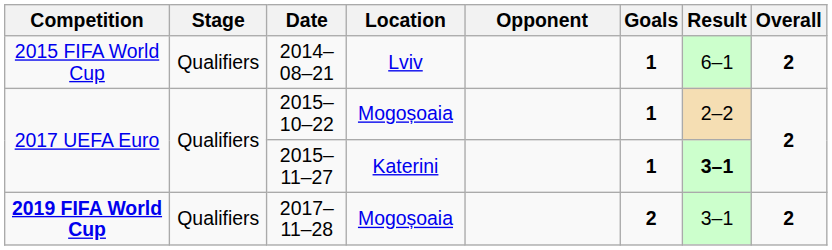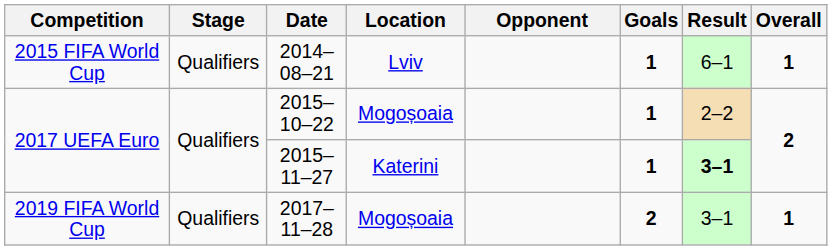(789, 62) 2 -> (789, 62) 1
(87, 219) bold -> (87, 219) normal
(789, 219) 2 -> (789, 219) 1
